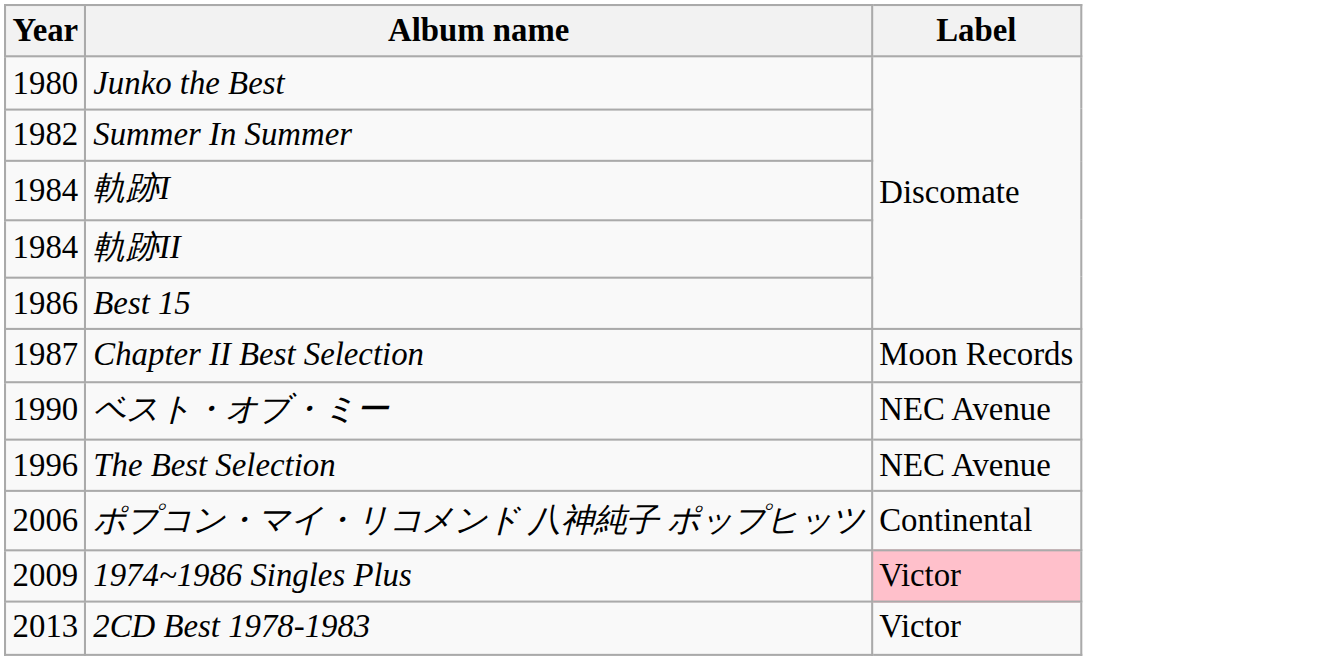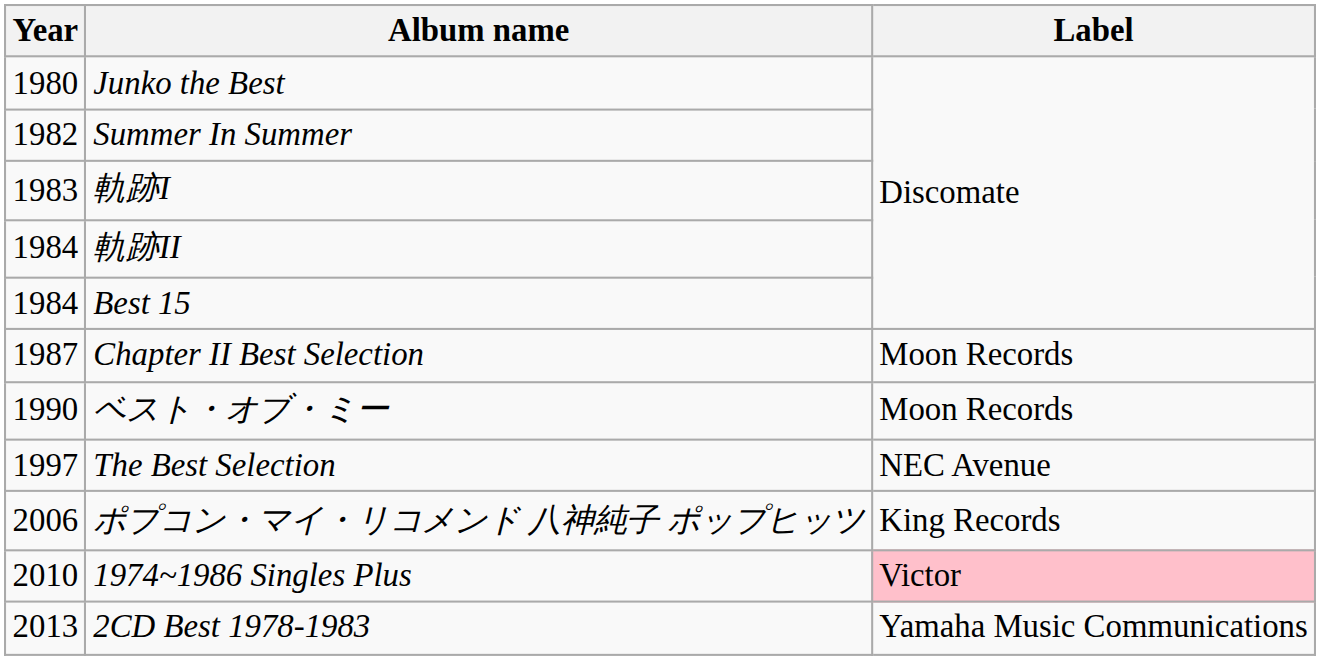(45, 189) 1984 -> (45, 189) 1983
(45, 302) 1986 -> (45, 302) 1984
(965, 410) NEC Avenue -> (976, 410) Moon Records
(45, 465) 1996 -> (45, 465) 1997
(956, 520) Continental -> (970, 520) King Records
(45, 575) 2009 -> (45, 575) 2010
(920, 627) Victor -> (1093, 627) Yamaha Music Communications
